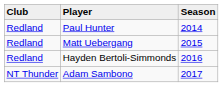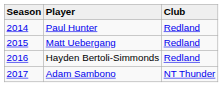columns swapped: (198, 12) <-> (17, 12)
